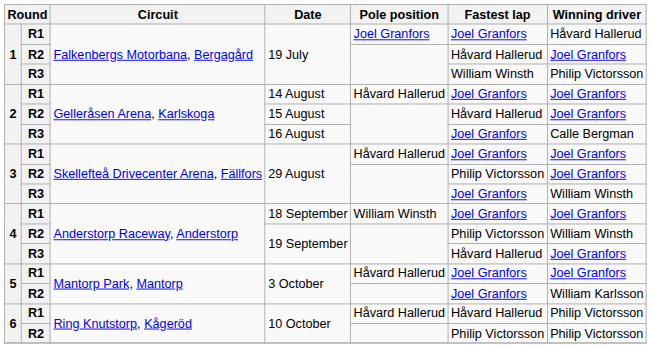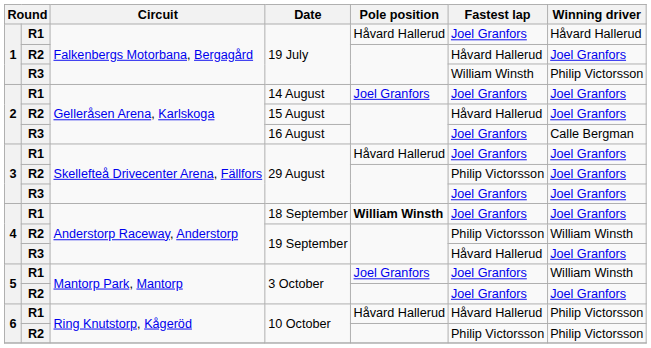(392, 34) Joel Granfors -> (399, 34) Håvard Hallerud
(399, 94) Håvard Hallerud -> (392, 94) Joel Granfors
(592, 193) William Winsth -> (588, 193) Joel Granfors
(395, 213) normal -> (398, 213) bold
(399, 273) Håvard Hallerud -> (392, 273) Joel Granfors
(588, 273) Joel Granfors -> (592, 273) William Winsth
(597, 293) William Karlsson -> (588, 293) Joel Granfors
